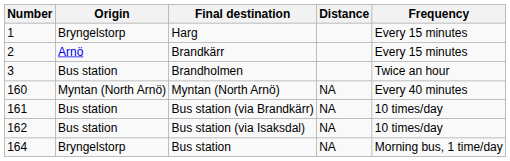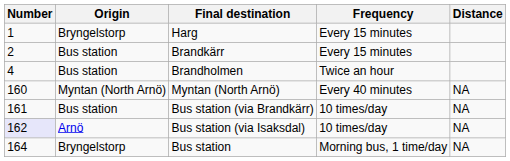columns swapped: (439, 14) <-> (344, 14)
(71, 52) Arnö -> (88, 52) Bus station
(10, 71) 3 -> (10, 71) 4
(17, 128) no background -> (17, 128) lavender background
(88, 128) Bus station -> (71, 128) Arnö
